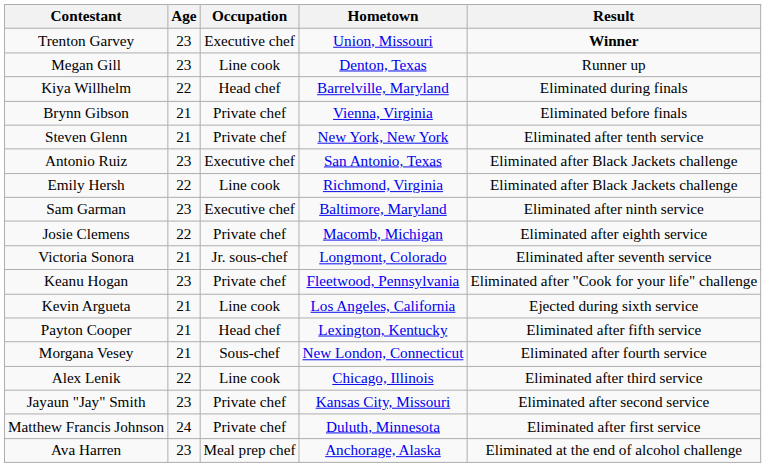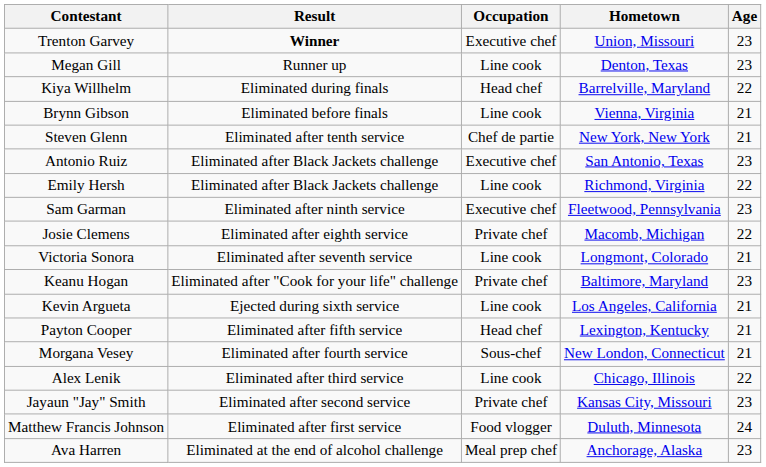columns swapped: (184, 16) <-> (614, 16)
(250, 112) Private chef -> (511, 112) Line cook
(250, 137) Private chef -> (511, 137) Chef de partie
(383, 209) Baltimore, Maryland -> (644, 209) Fleetwood, Pennsylvania
(250, 257) Jr. sous-chef -> (511, 257) Line cook
(383, 281) Fleetwood, Pennsylvania -> (644, 281) Baltimore, Maryland
(250, 426) Private chef -> (511, 426) Food vlogger
